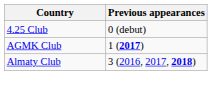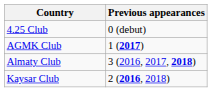+ row: (33, 78)
